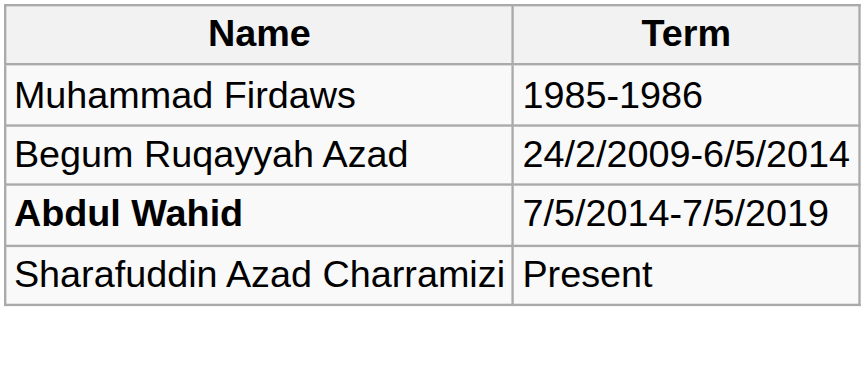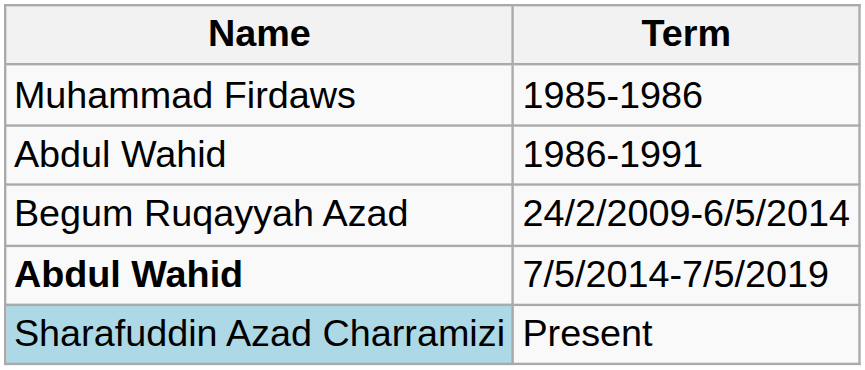+ row: (613, 154)
(259, 273) no background -> (259, 333) lightblue background
